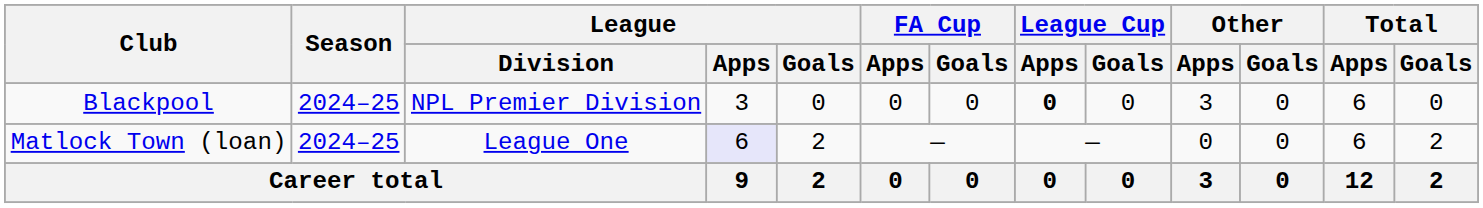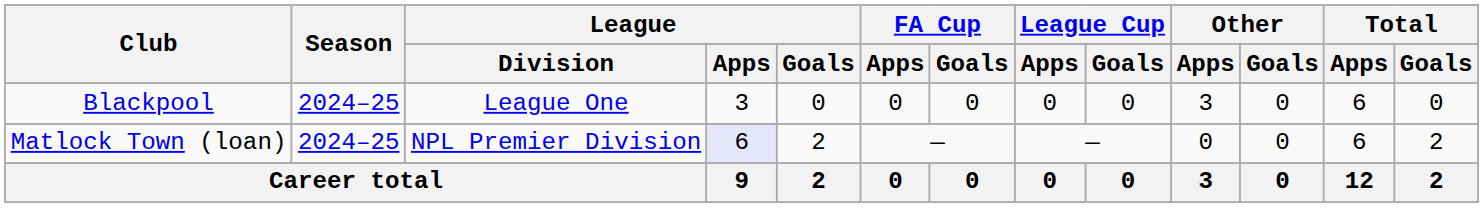(556, 103) NPL Premier Division -> (556, 103) League One
(1050, 103) bold -> (1050, 103) normal
(556, 143) League One -> (556, 143) NPL Premier Division
